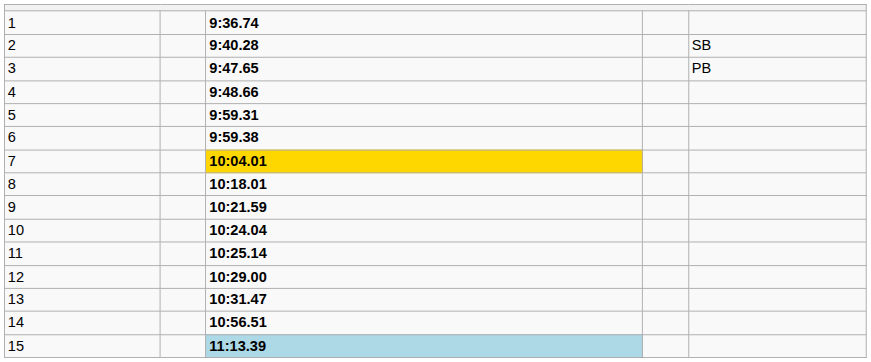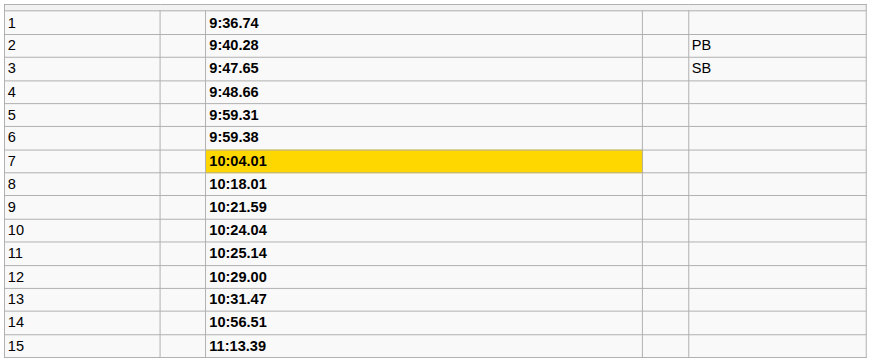(701, 45) SB -> (701, 45) PB
(701, 68) PB -> (701, 68) SB
(238, 346) lightblue background -> (238, 346) no background
